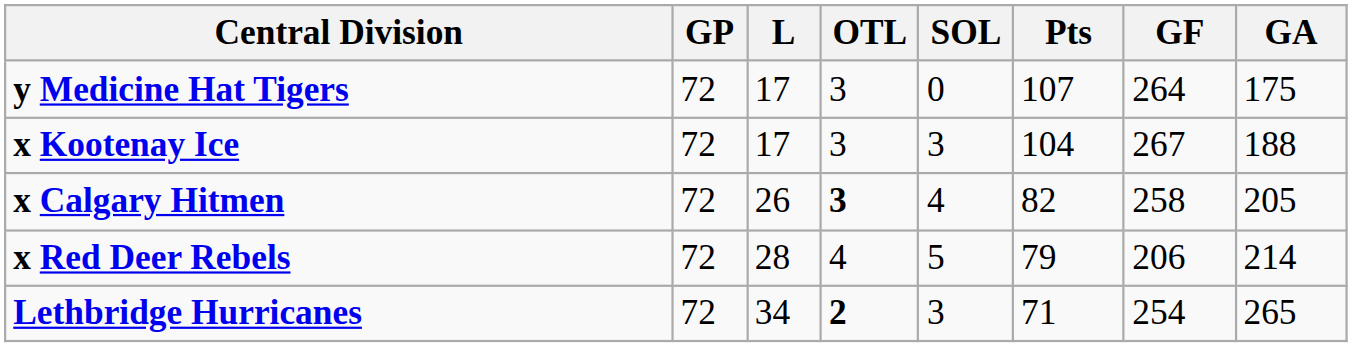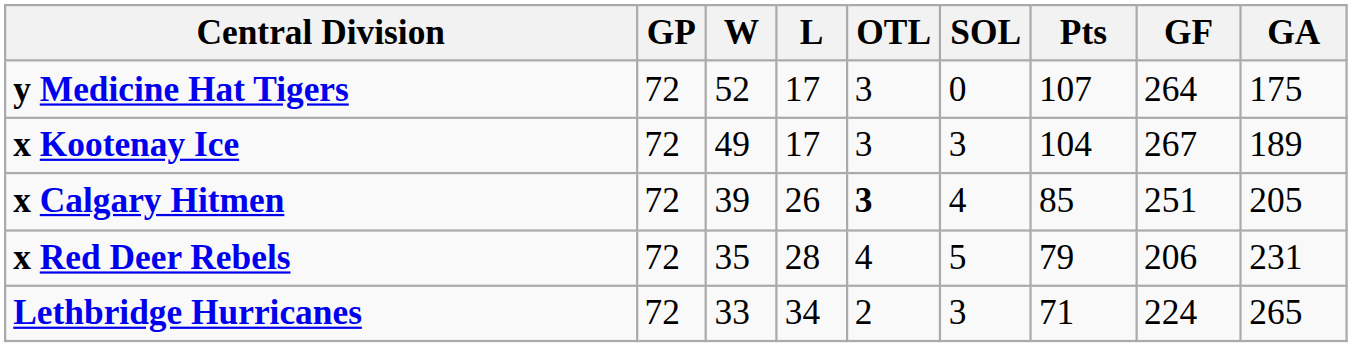+ column: (742, 32)
(1270, 144) 188 -> (1276, 144) 189
(1039, 200) 82 -> (1057, 200) 85
(1159, 200) 258 -> (1171, 200) 251
(1270, 256) 214 -> (1276, 256) 231
(838, 312) bold -> (864, 312) normal
(1159, 312) 254 -> (1171, 312) 224
